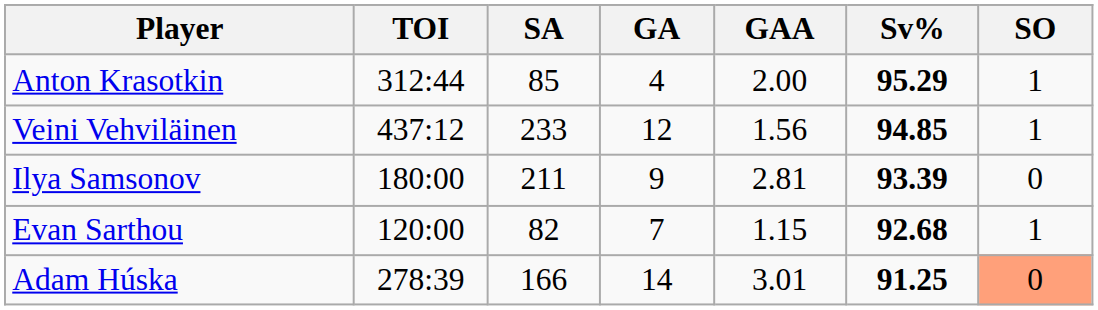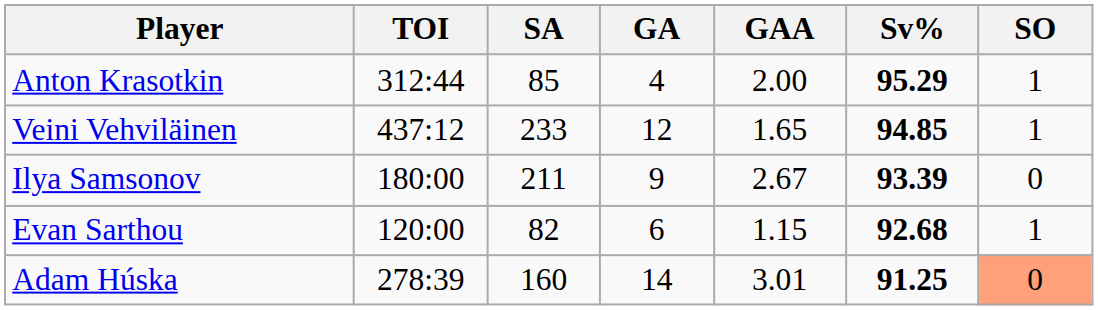(780, 129) 1.56 -> (780, 129) 1.65
(780, 179) 2.81 -> (780, 179) 2.67
(657, 229) 7 -> (657, 229) 6
(544, 279) 166 -> (544, 279) 160
